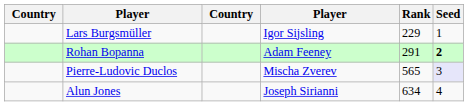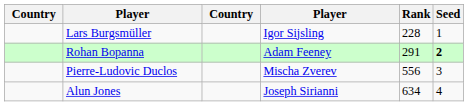(411, 33) 229 -> (411, 33) 228
(411, 71) 565 -> (411, 71) 556
(439, 71) lavender background -> (439, 71) no background
